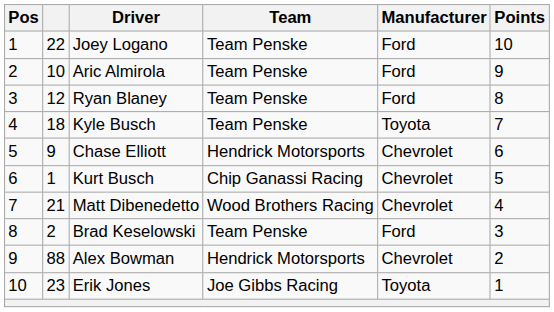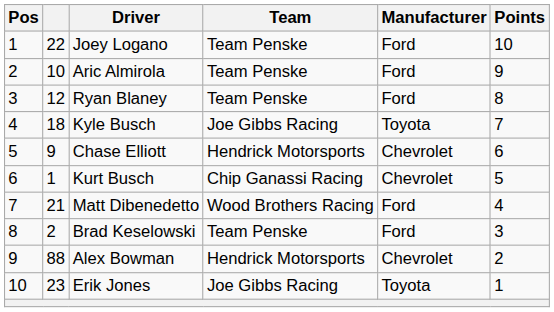(257, 124) Team Penske -> (272, 124) Joe Gibbs Racing
(417, 204) Chevrolet -> (399, 204) Ford
